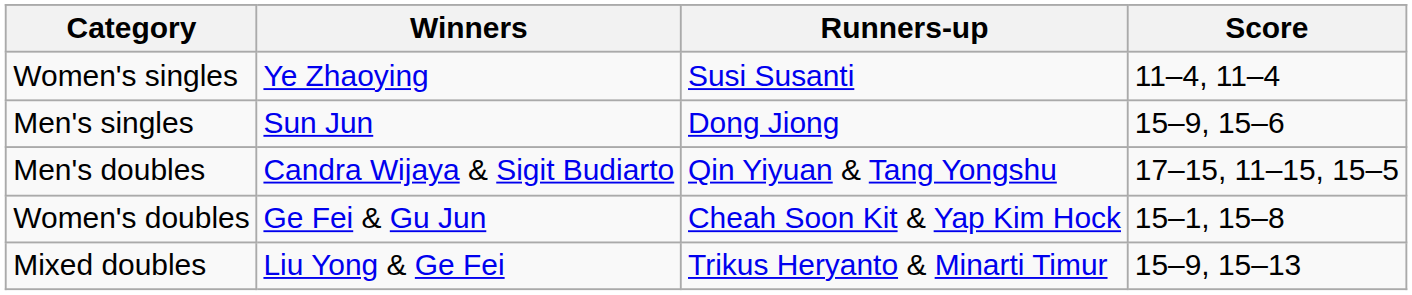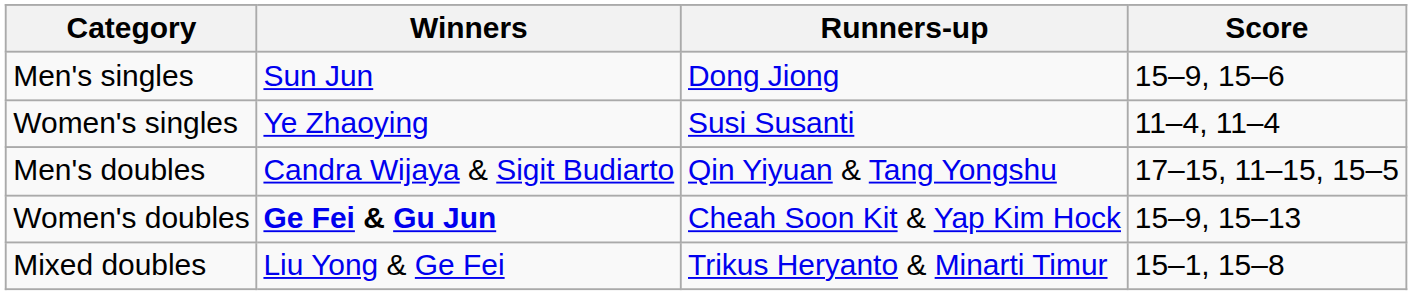rows swapped: (103, 123) <-> (126, 75)
(375, 218) normal -> (380, 218) bold
(1210, 218) 15–1, 15–8 -> (1218, 218) 15–9, 15–13
(1218, 265) 15–9, 15–13 -> (1210, 265) 15–1, 15–8
